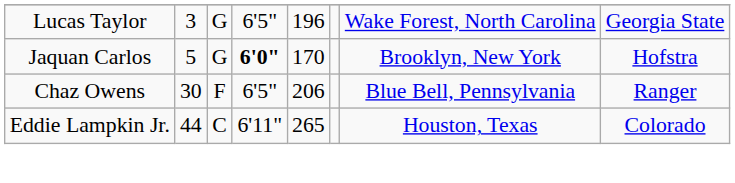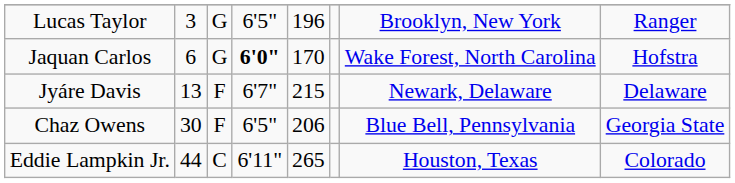(470, 21) Wake Forest, North Carolina -> (470, 21) Brooklyn, New York
(665, 21) Georgia State -> (665, 21) Ranger
(191, 56) 5 -> (191, 56) 6
(470, 56) Brooklyn, New York -> (470, 56) Wake Forest, North Carolina
+ row: (90, 90)
(665, 90) Ranger -> (665, 125) Georgia State
